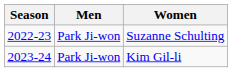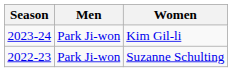rows swapped: (175, 35) <-> (154, 56)
